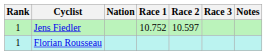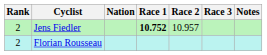(18, 27) 1 -> (18, 27) 2
(153, 27) normal -> (153, 27) bold
(185, 27) 10.597 -> (185, 27) 10.957
(18, 43) 1 -> (18, 43) 2
